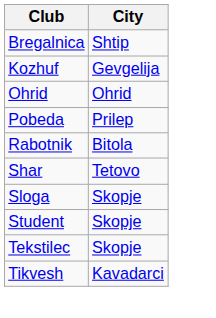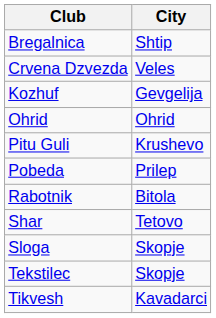+ row: (68, 68)
+ row: (39, 145)
- row: (36, 222)
